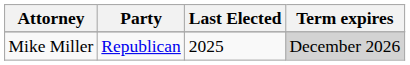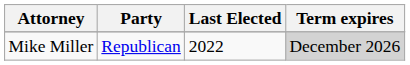(206, 45) 2025 -> (206, 45) 2022
